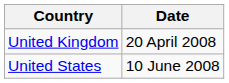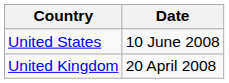rows swapped: (63, 41) <-> (55, 66)
